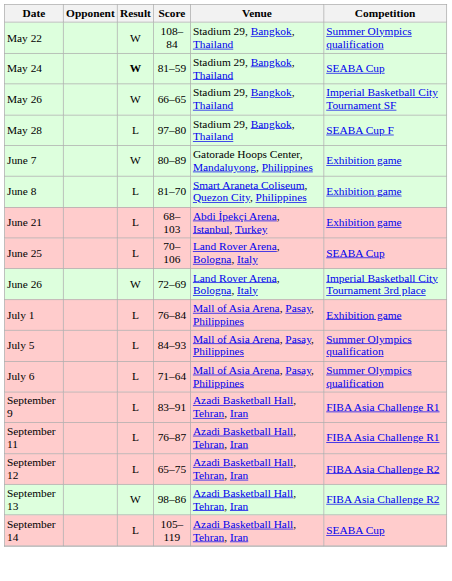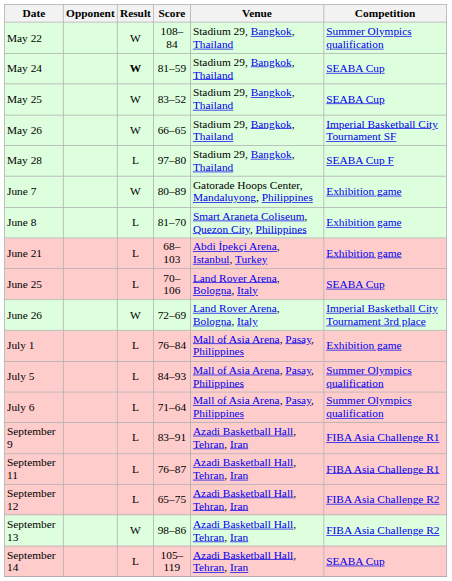+ row: (24, 99)
